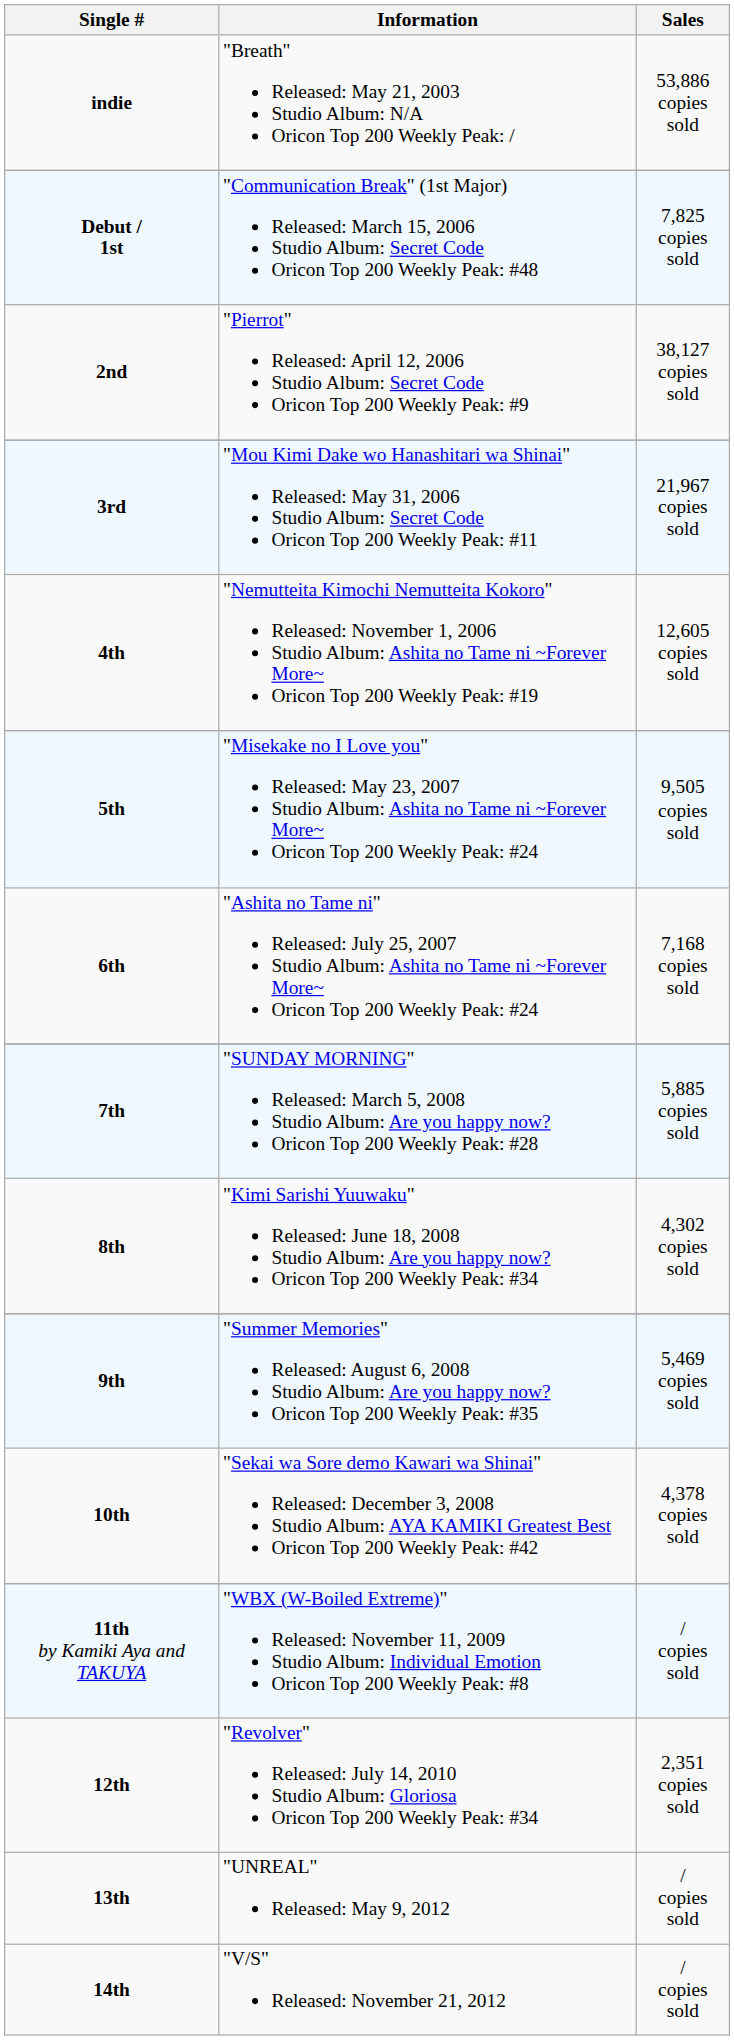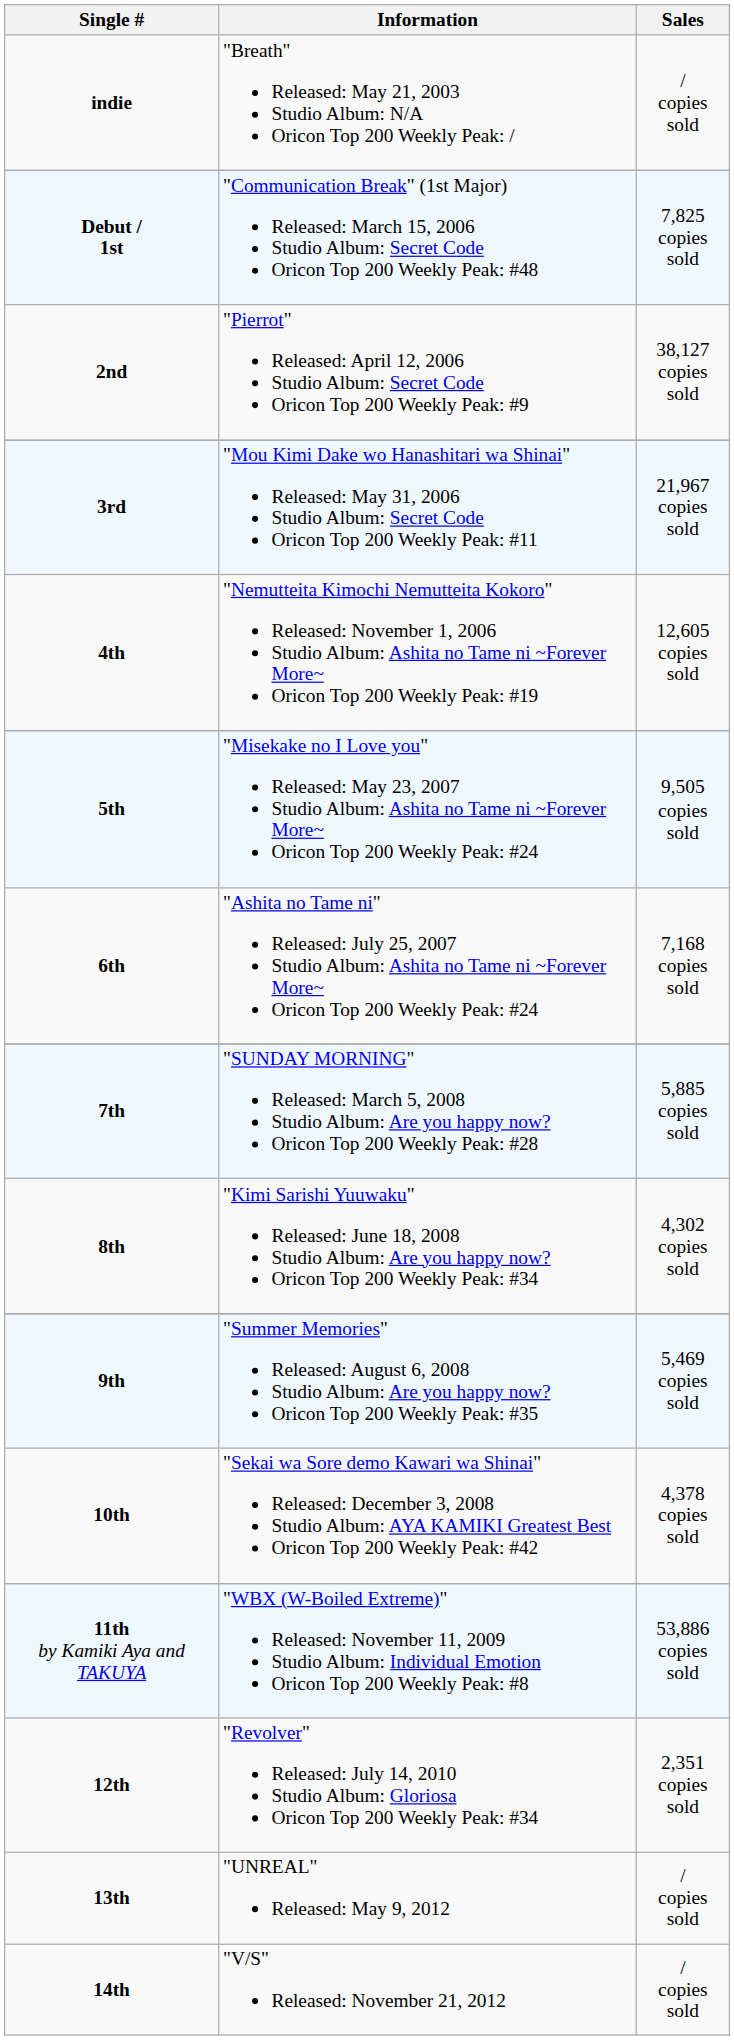(683, 102) 53,886 copies sold -> (683, 102) / copies sold
(683, 1650) / copies sold -> (683, 1650) 53,886 copies sold
